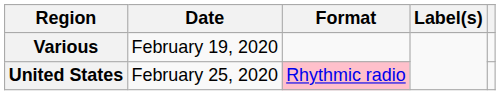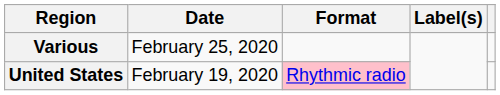(205, 47) February 19, 2020 -> (205, 47) February 25, 2020
(205, 75) February 25, 2020 -> (205, 75) February 19, 2020
